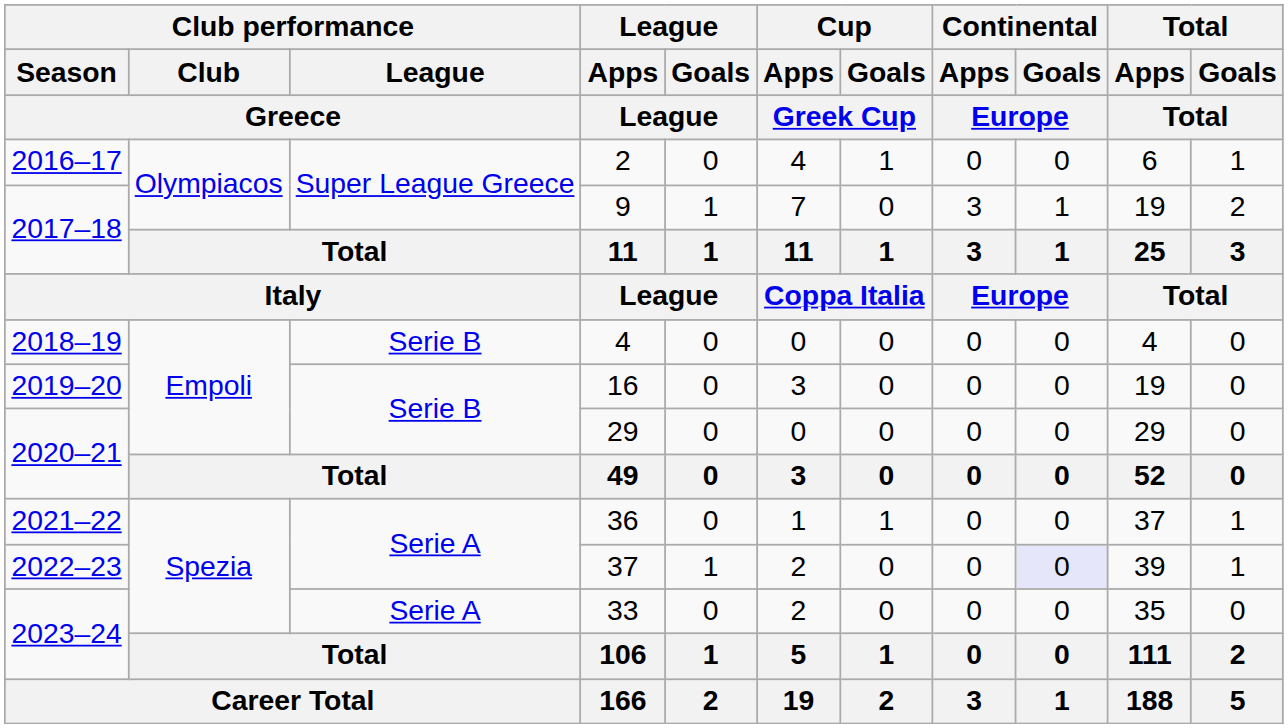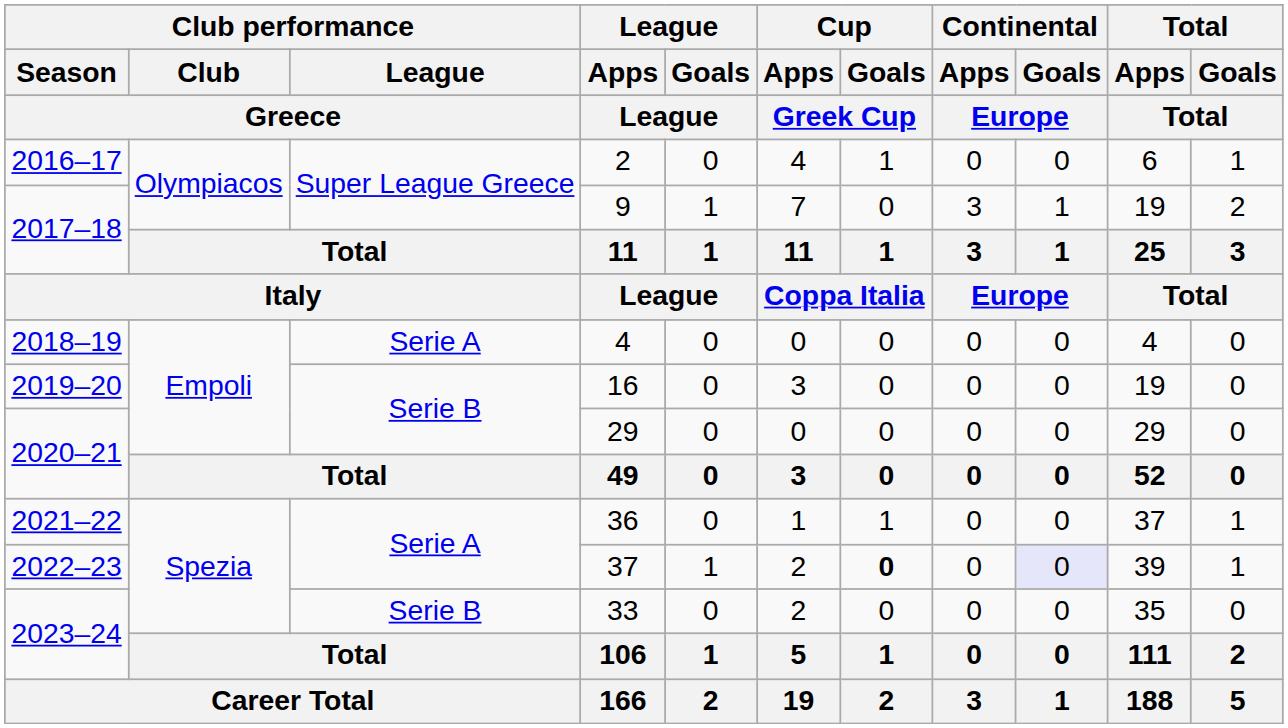(435, 341) Serie B -> (435, 341) Serie A
(886, 565) normal -> (886, 565) bold
(435, 610) Serie A -> (435, 610) Serie B
